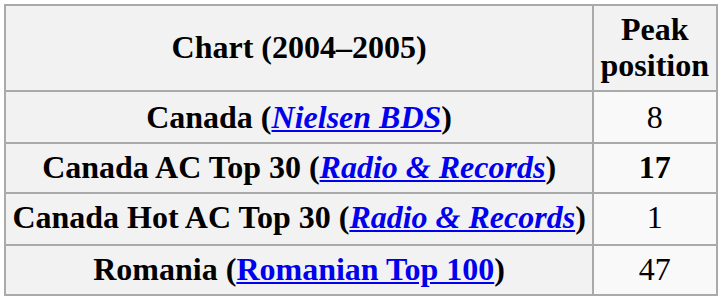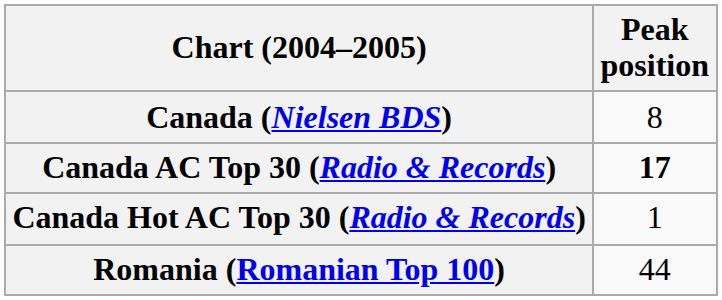(655, 268) 47 -> (655, 268) 44
